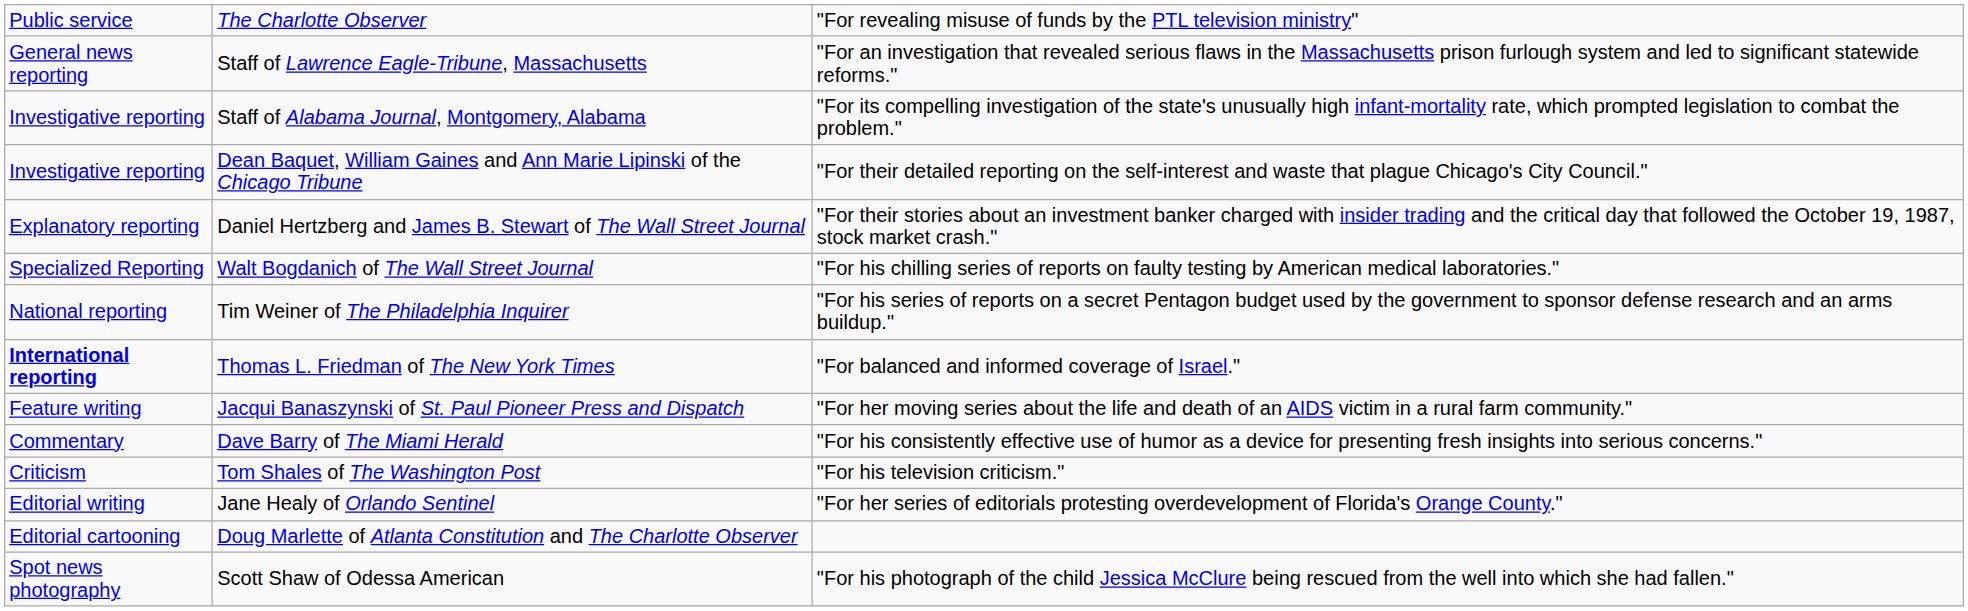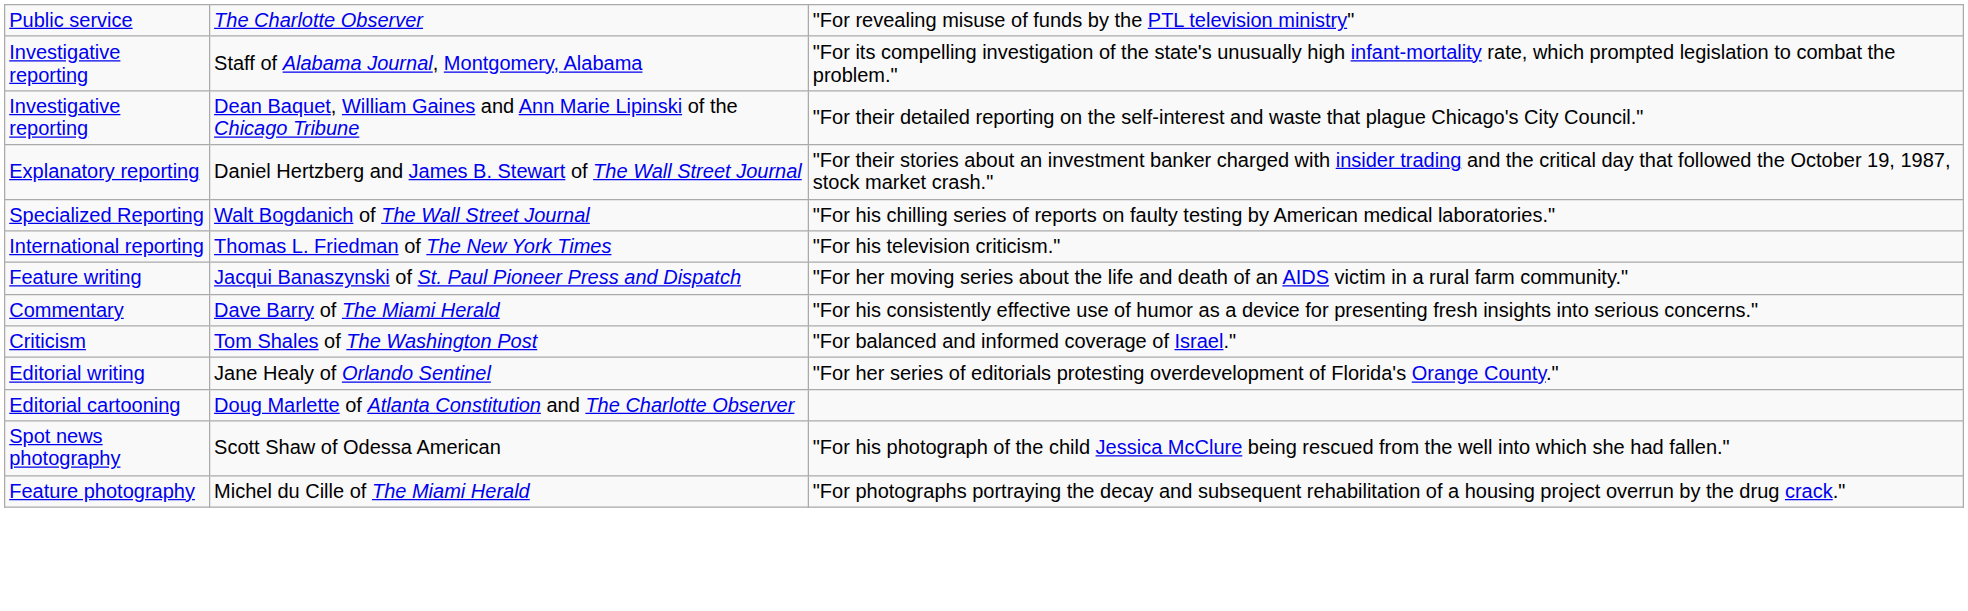- row: (432, 63)
- row: (393, 311)
(69, 366) bold -> (107, 246) normal
(1029, 366) "For balanced and informed coverage of Israel." -> (937, 246) "For his television criticism."
(941, 472) "For his television criticism." -> (1024, 341) "For balanced and informed coverage of Israel."
+ row: (372, 490)
